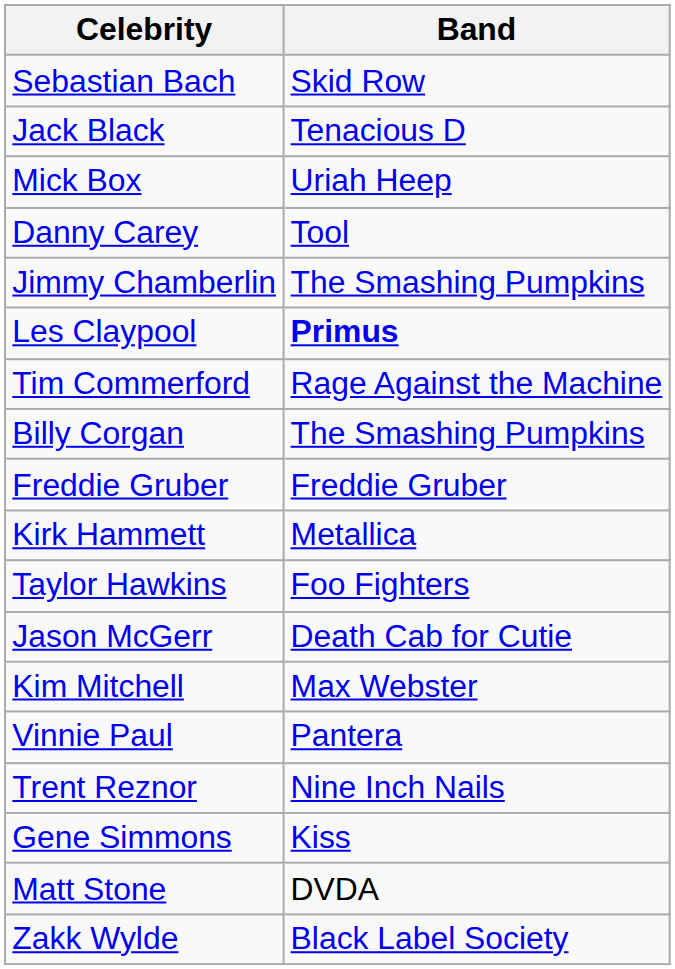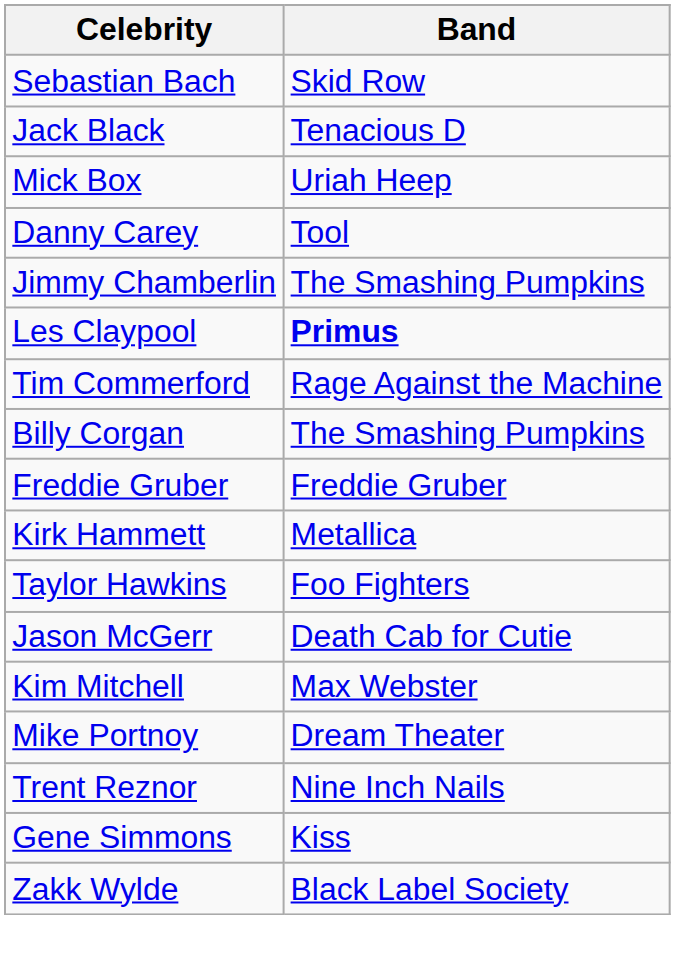- row: (93, 736)
+ row: (105, 736)
- row: (89, 888)
